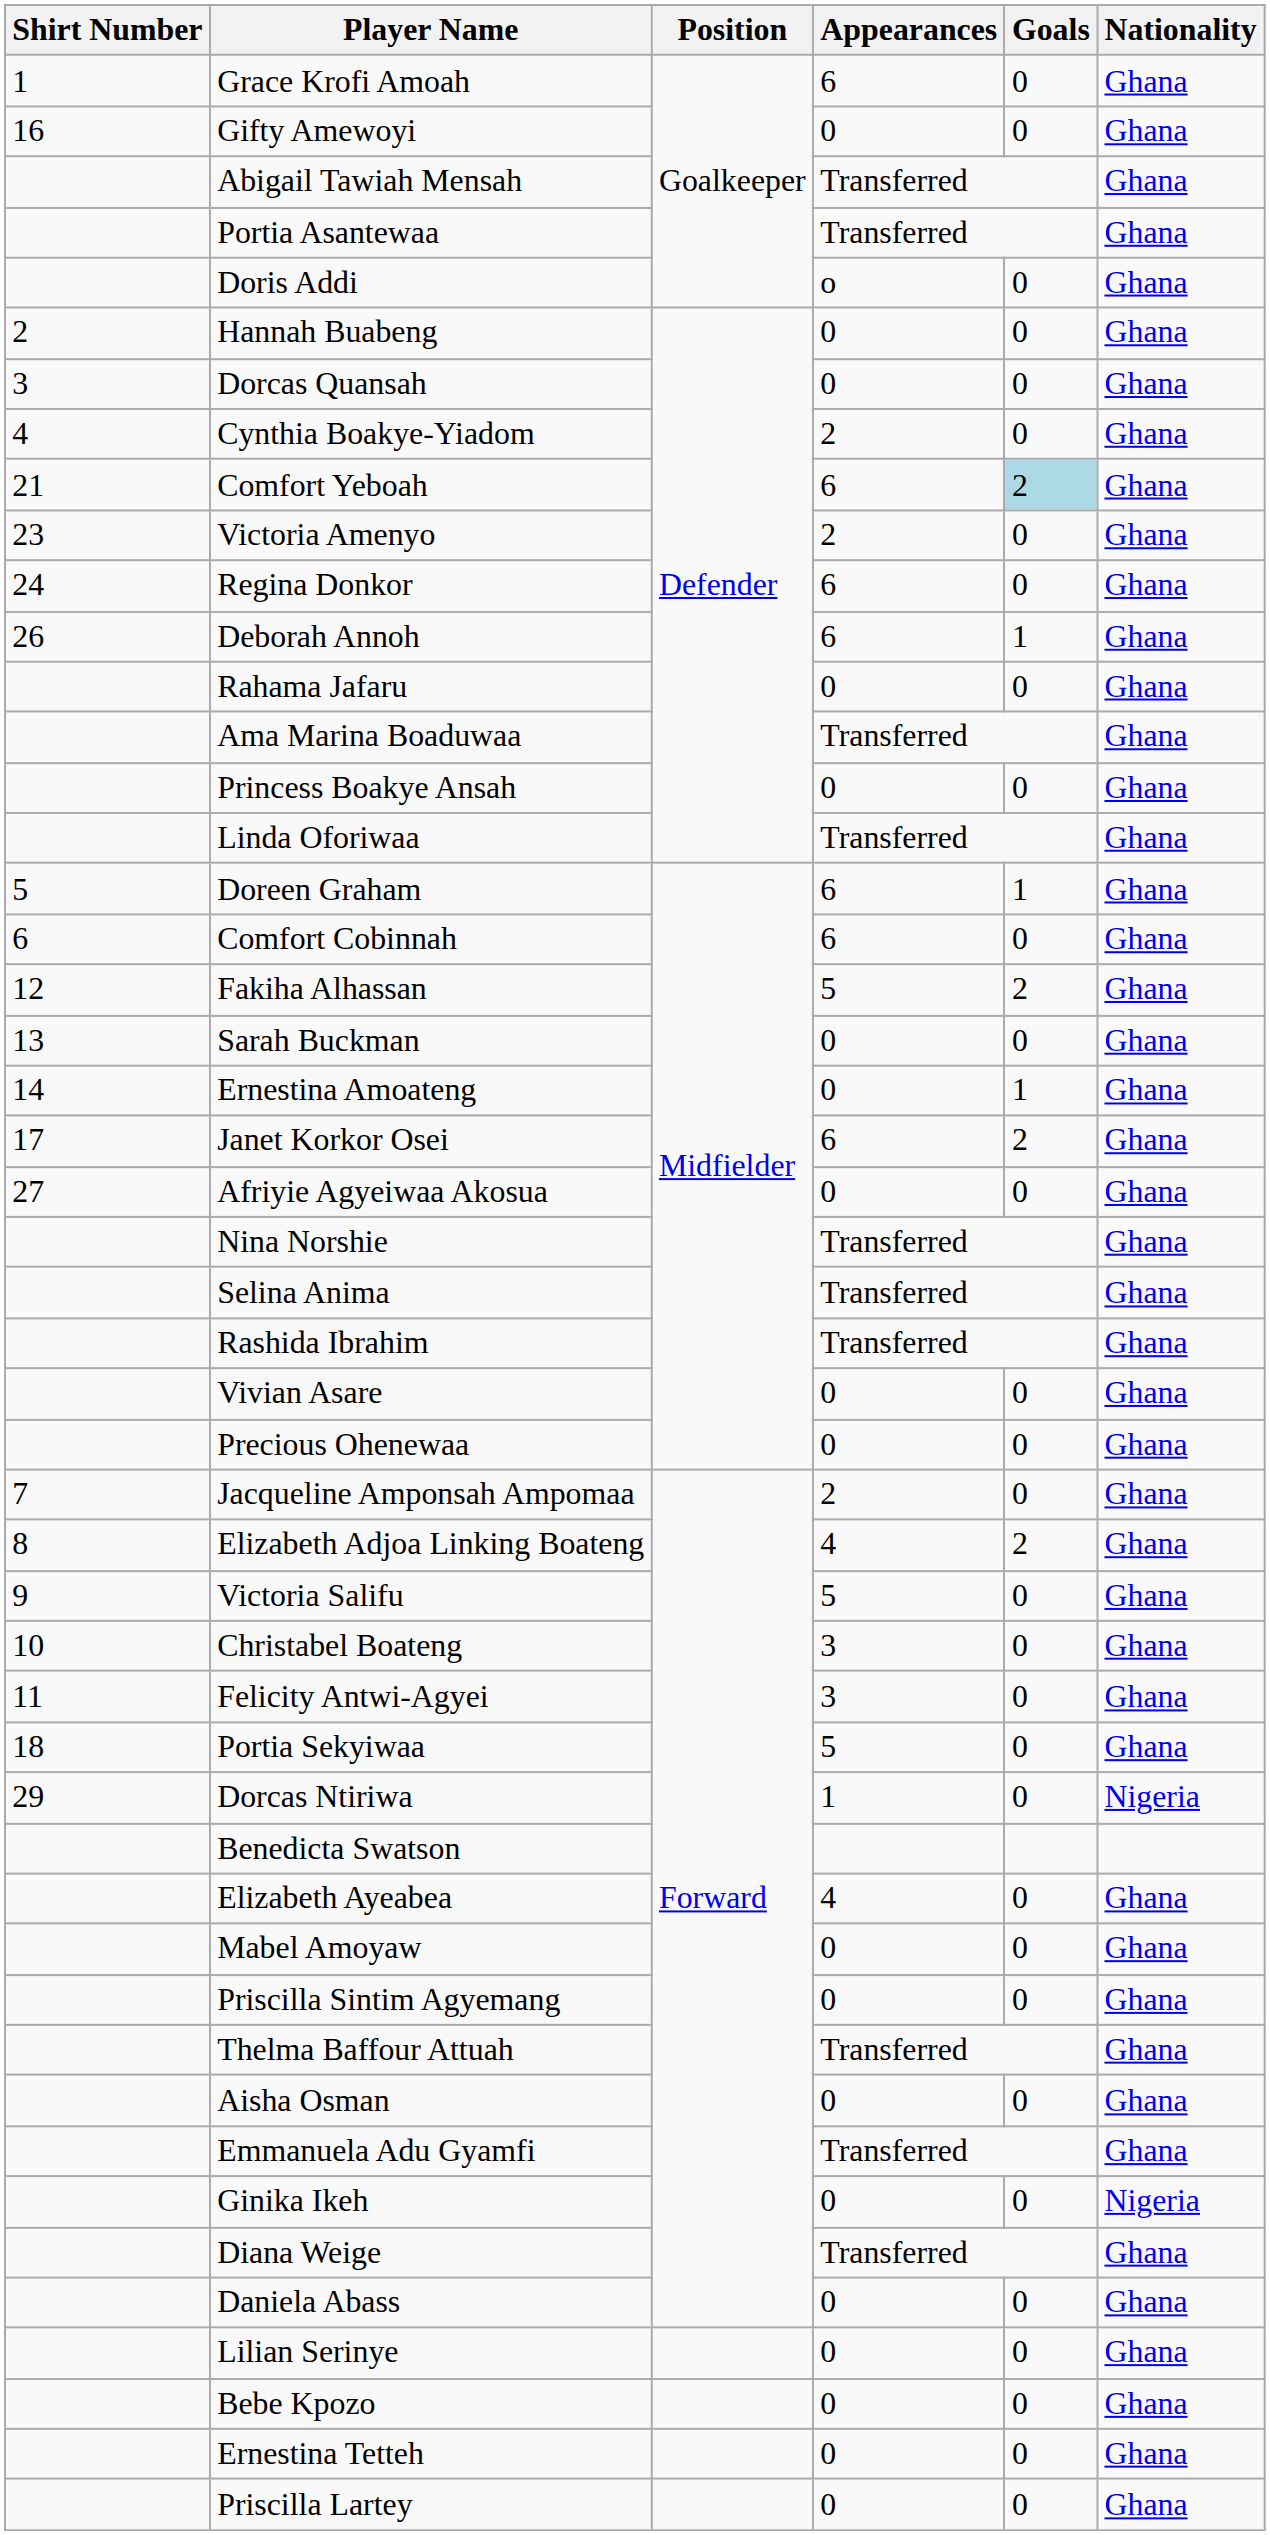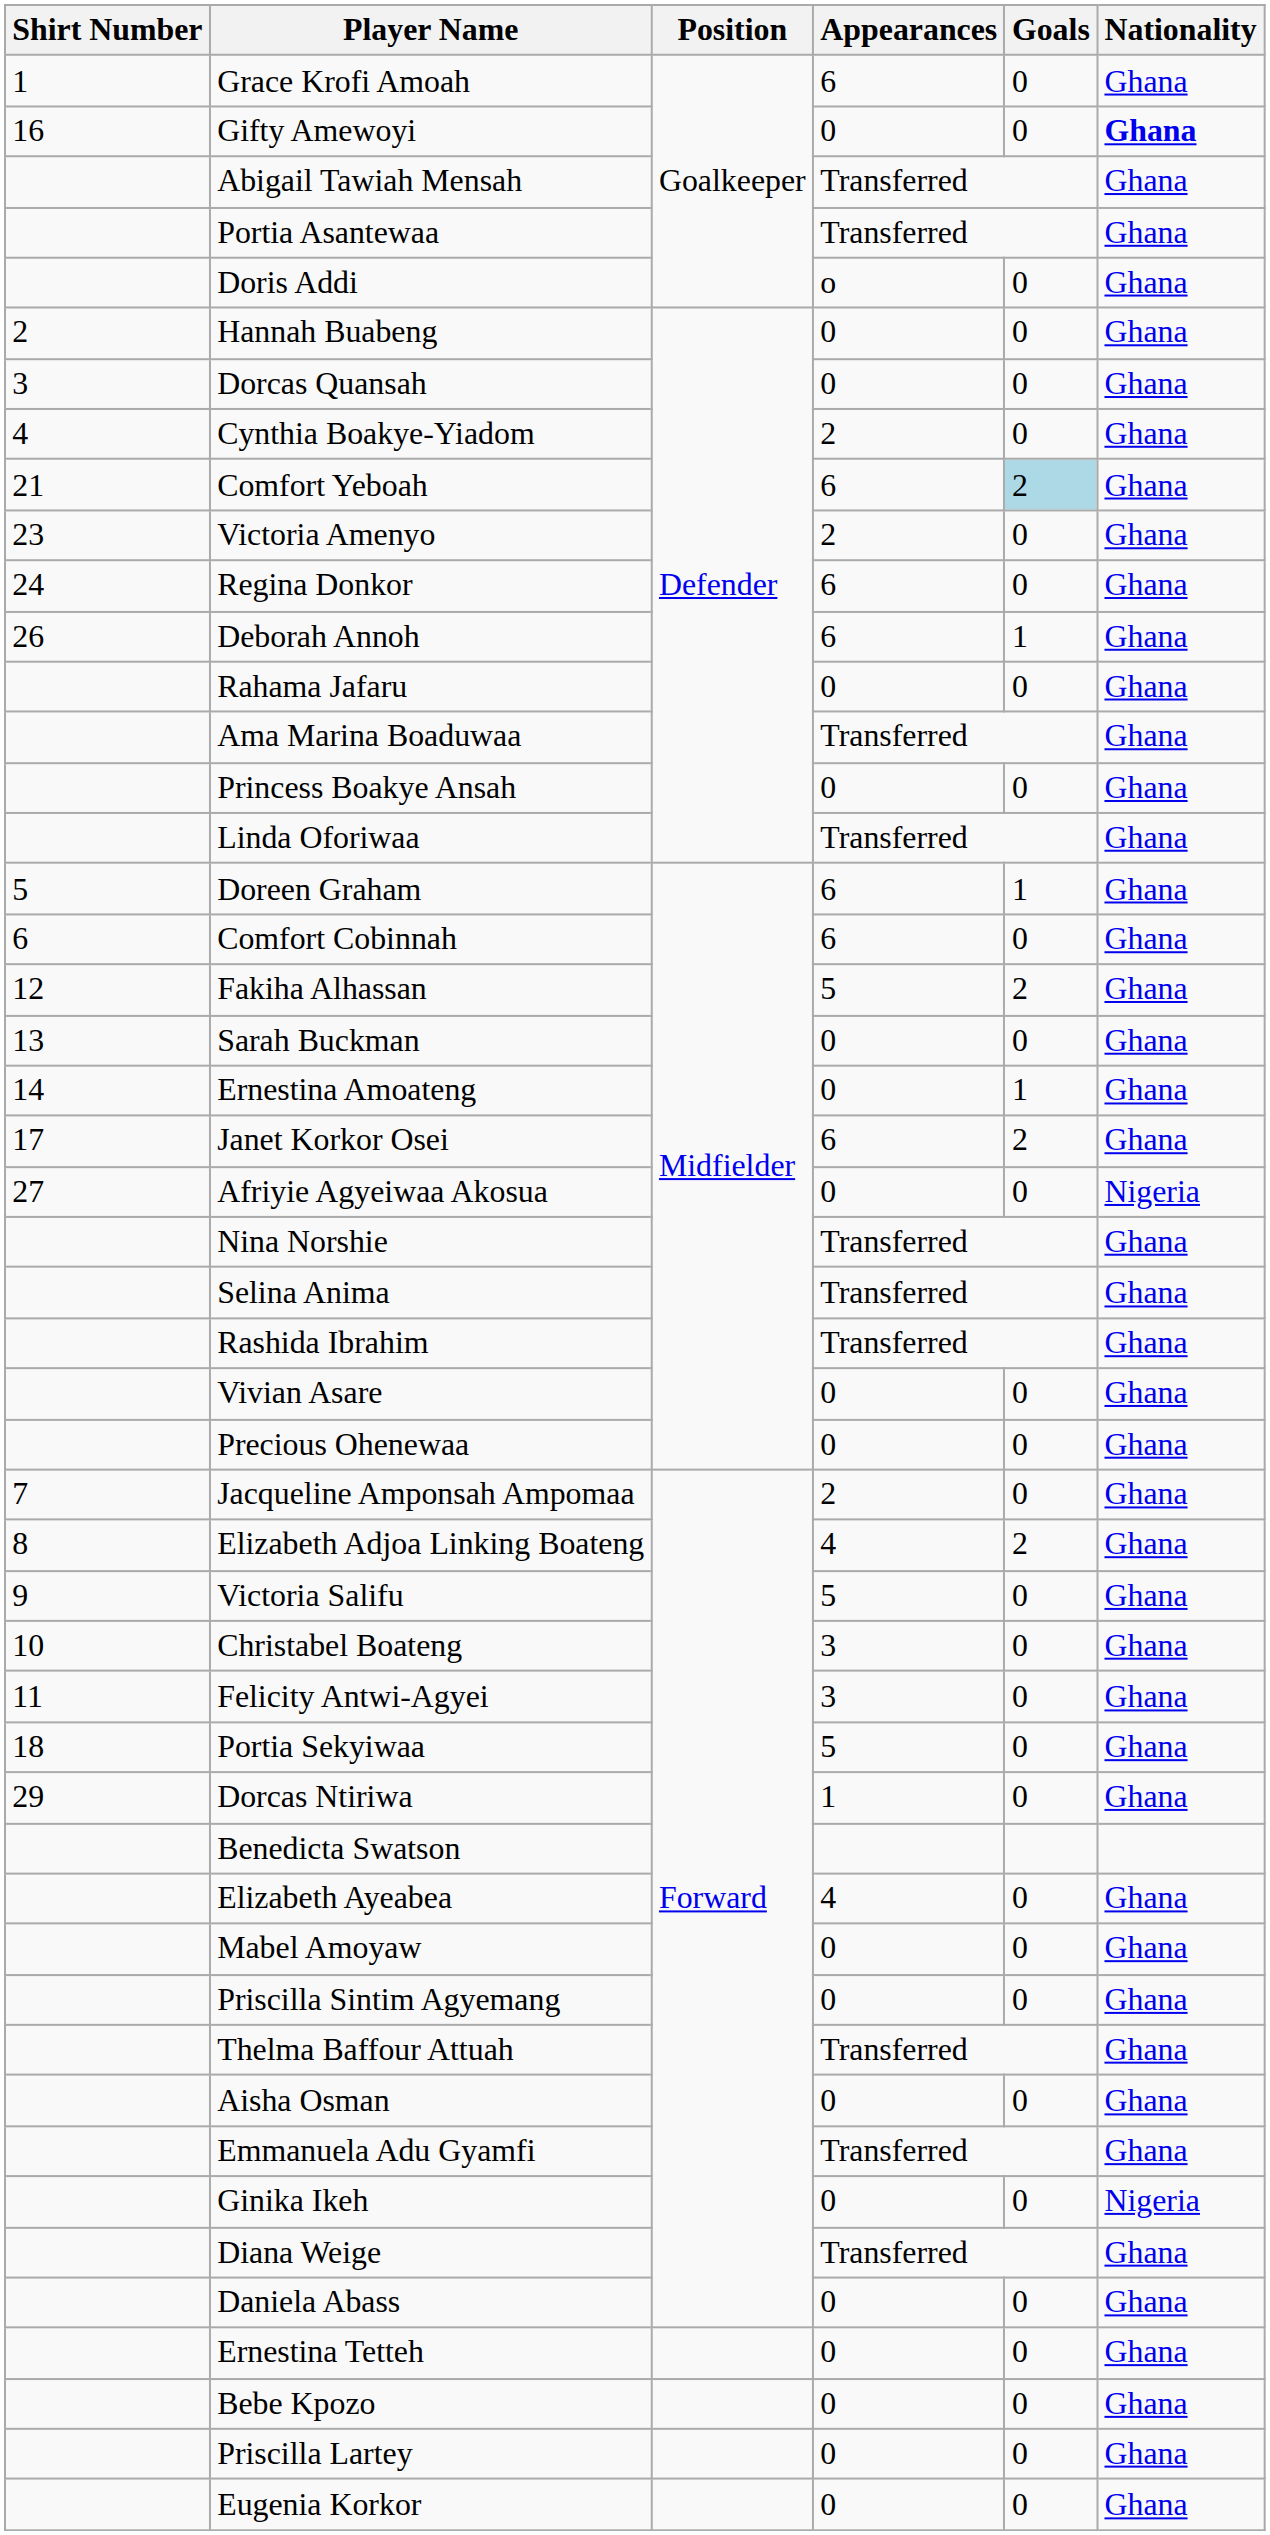(1146, 130) normal -> (1150, 130) bold
(1146, 1191) Ghana -> (1152, 1191) Nigeria
(1152, 1797) Nigeria -> (1146, 1797) Ghana
- row: (308, 2352)
rows swapped: (296, 2403) <-> (321, 2453)
+ row: (319, 2504)
